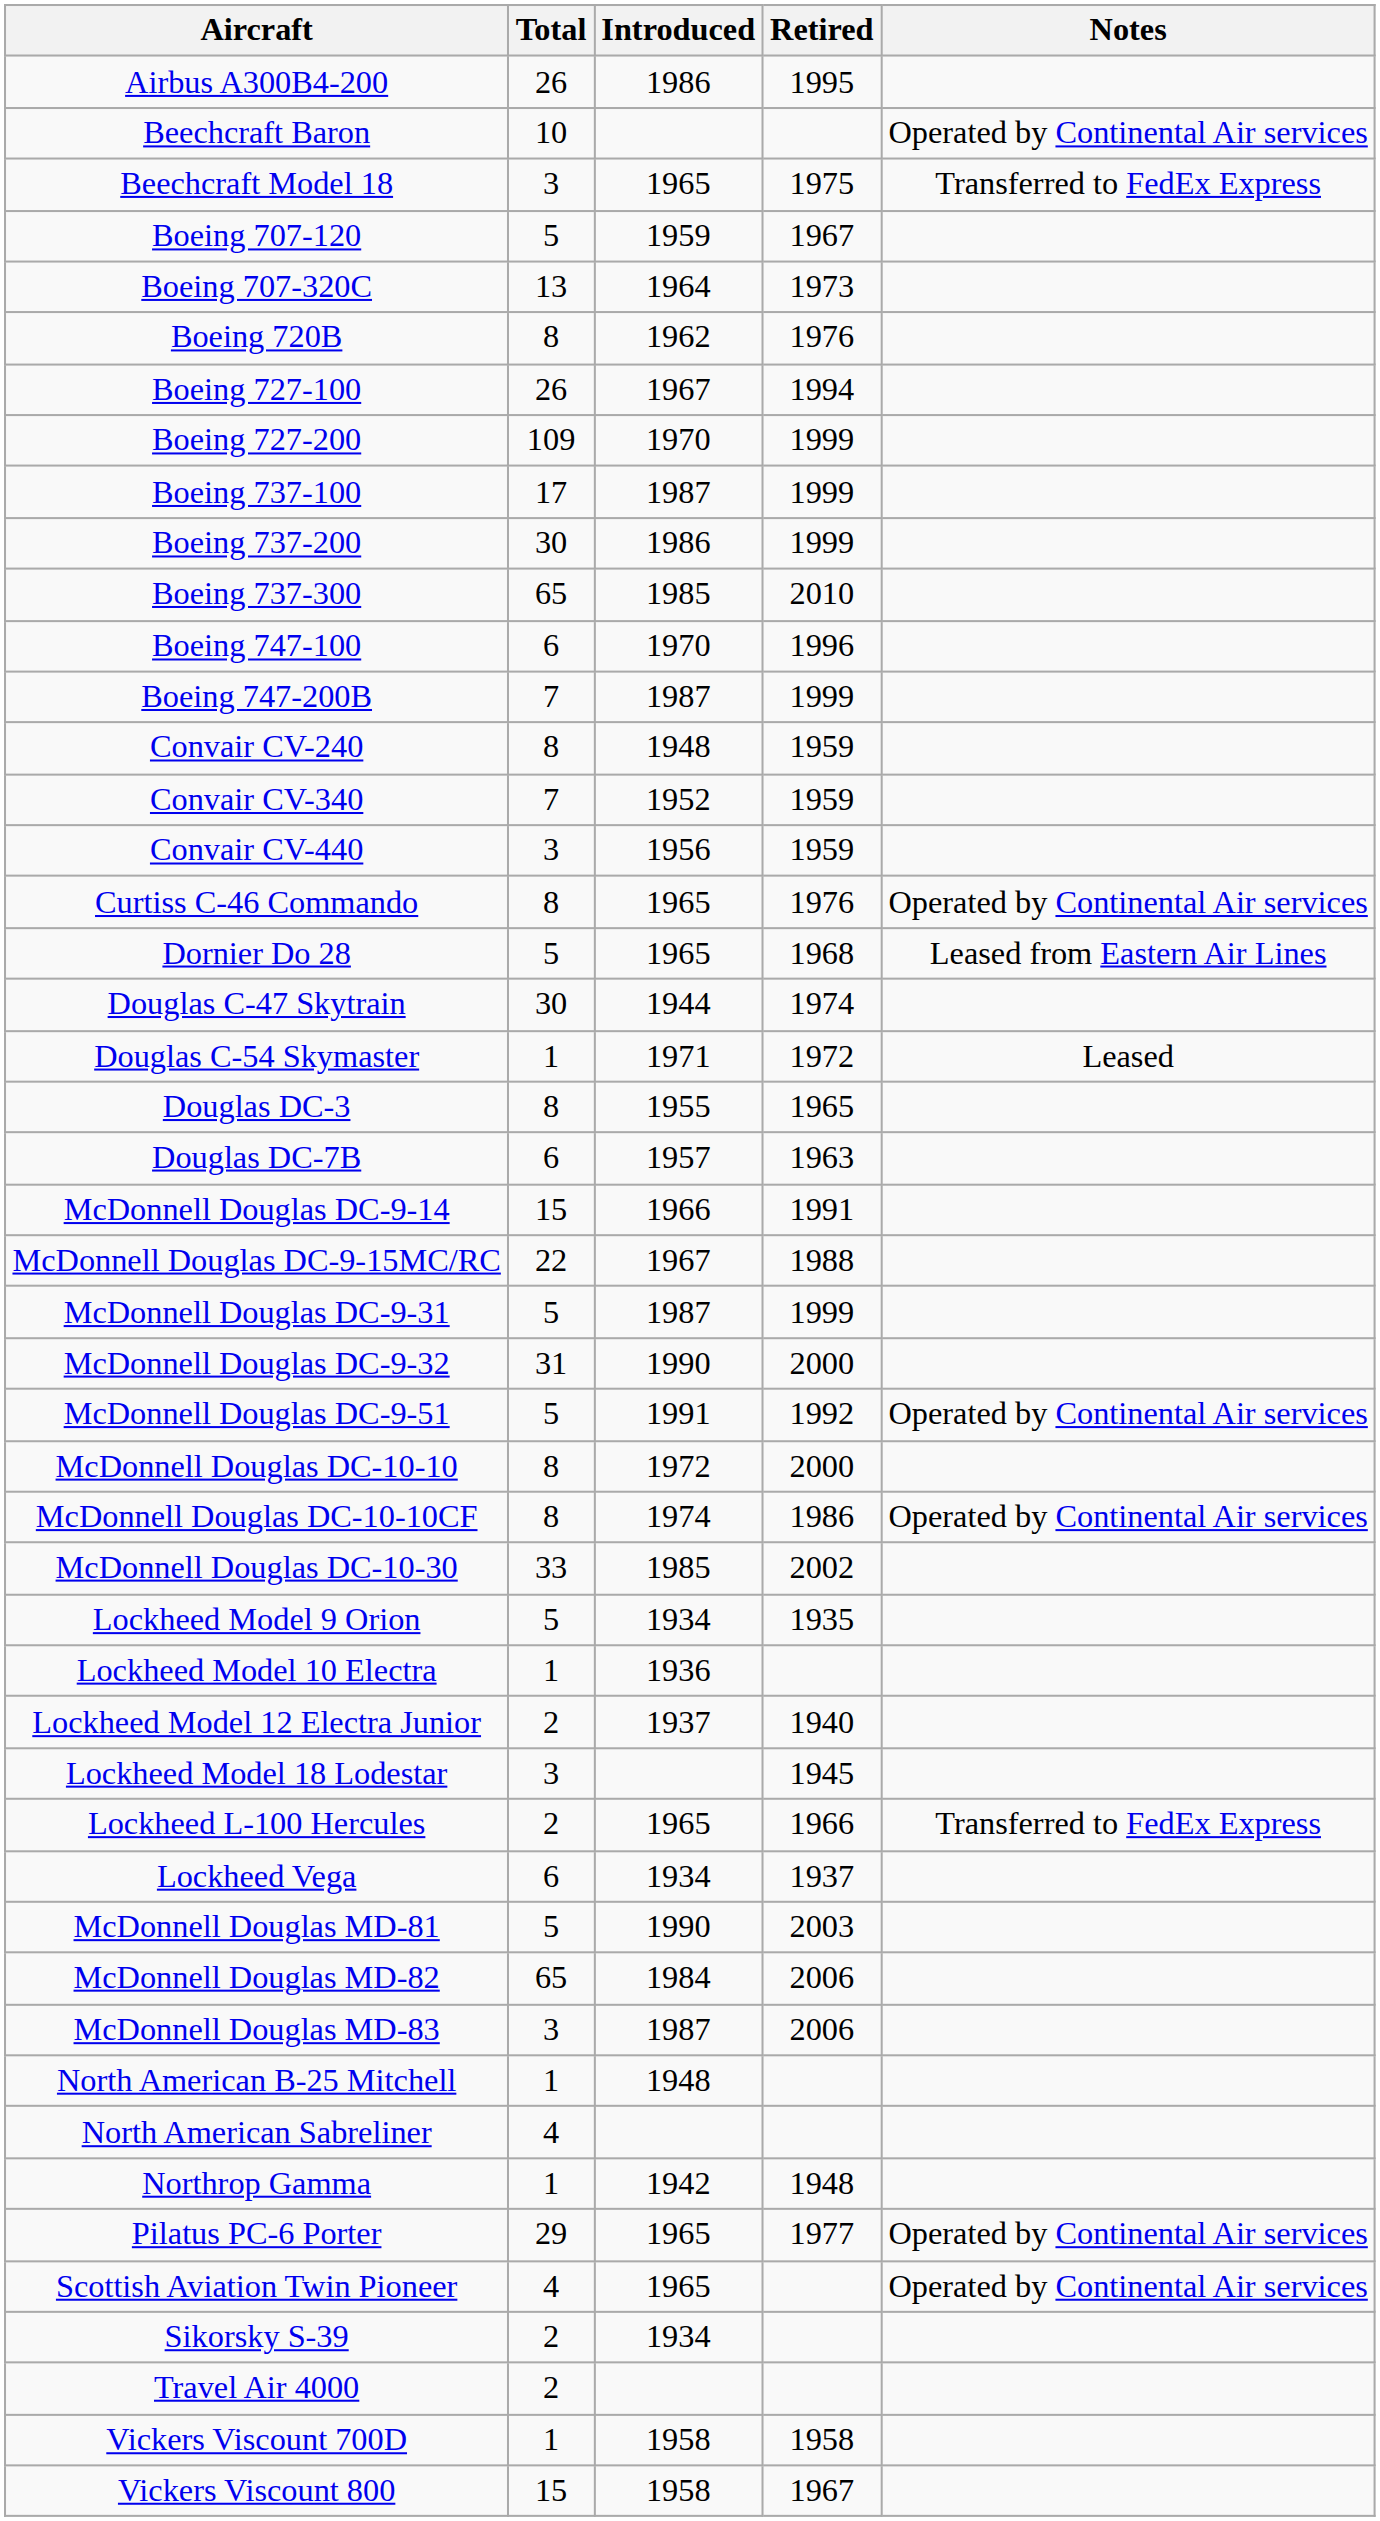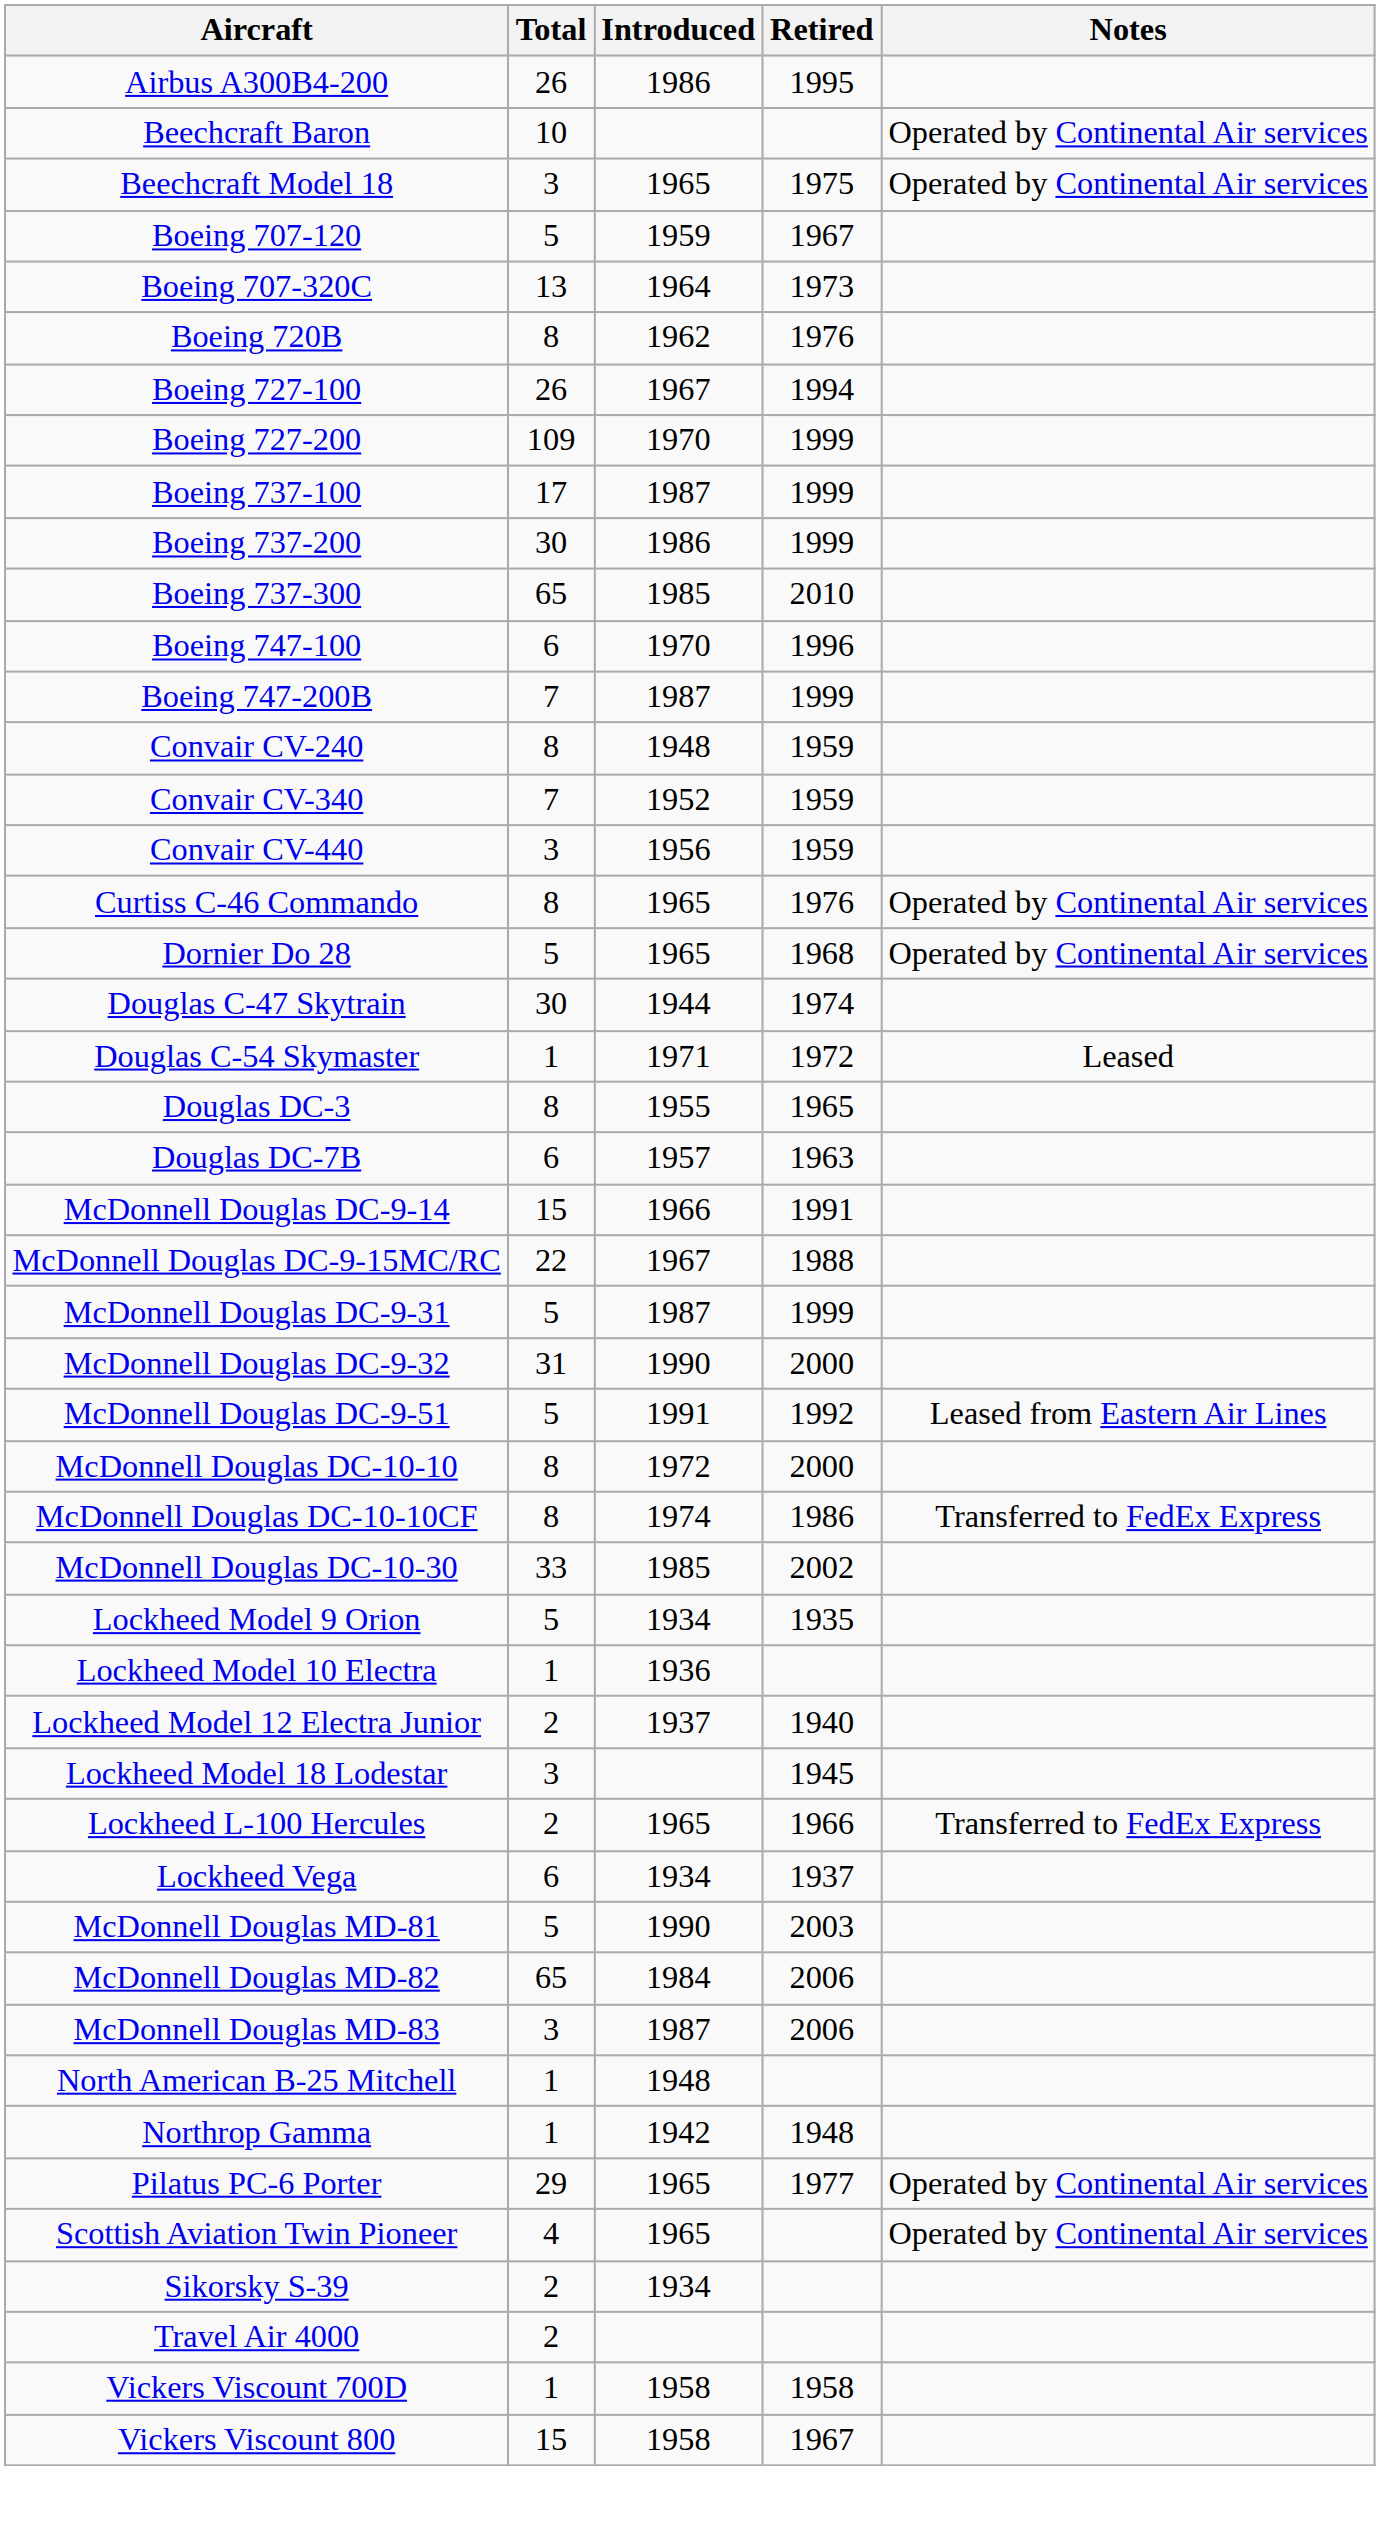(1128, 183) Transferred to FedEx Express -> (1128, 183) Operated by Continental Air services
(1128, 952) Leased from Eastern Air Lines -> (1128, 952) Operated by Continental Air services
(1128, 1414) Operated by Continental Air services -> (1128, 1414) Leased from Eastern Air Lines
(1128, 1516) Operated by Continental Air services -> (1128, 1516) Transferred to FedEx Express
- row: (257, 2131)
